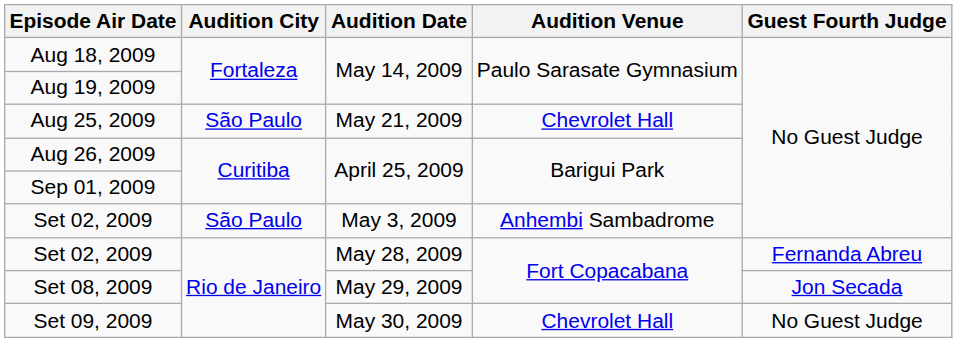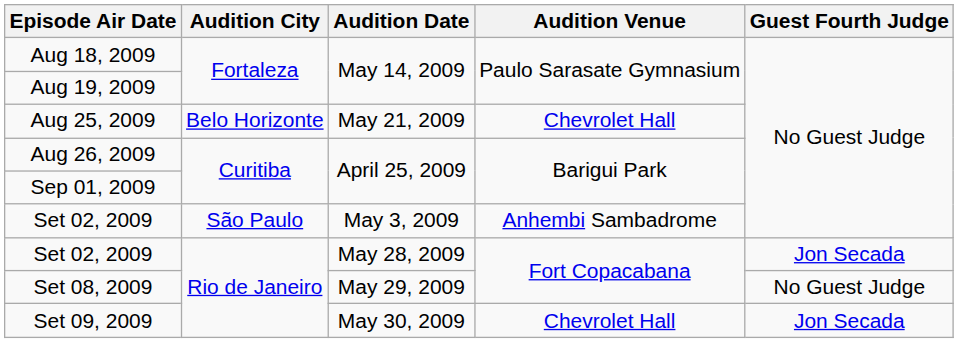(254, 120) São Paulo -> (255, 120) Belo Horizonte
(847, 253) Fernanda Abreu -> (849, 253) Jon Secada
(847, 287) Jon Secada -> (849, 287) No Guest Judge
(847, 320) No Guest Judge -> (849, 320) Jon Secada
